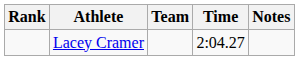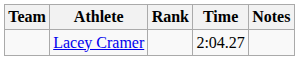columns swapped: (27, 17) <-> (170, 17)
